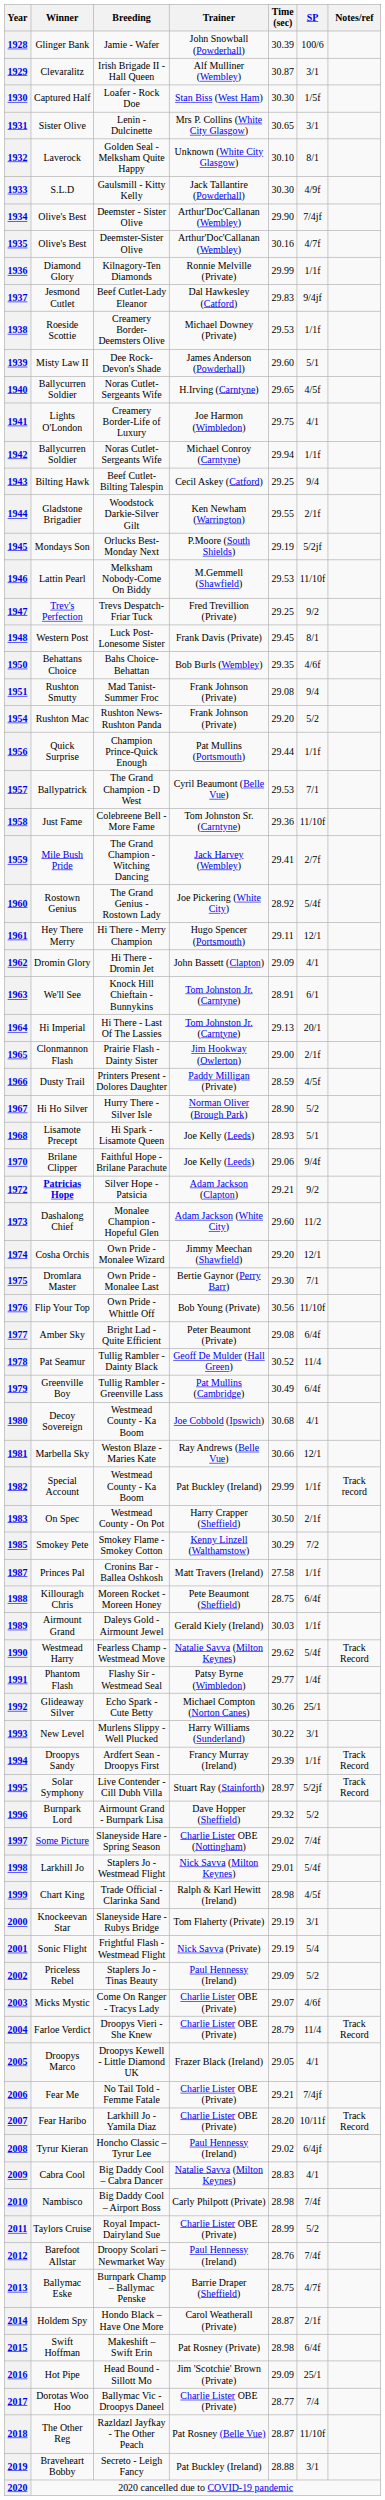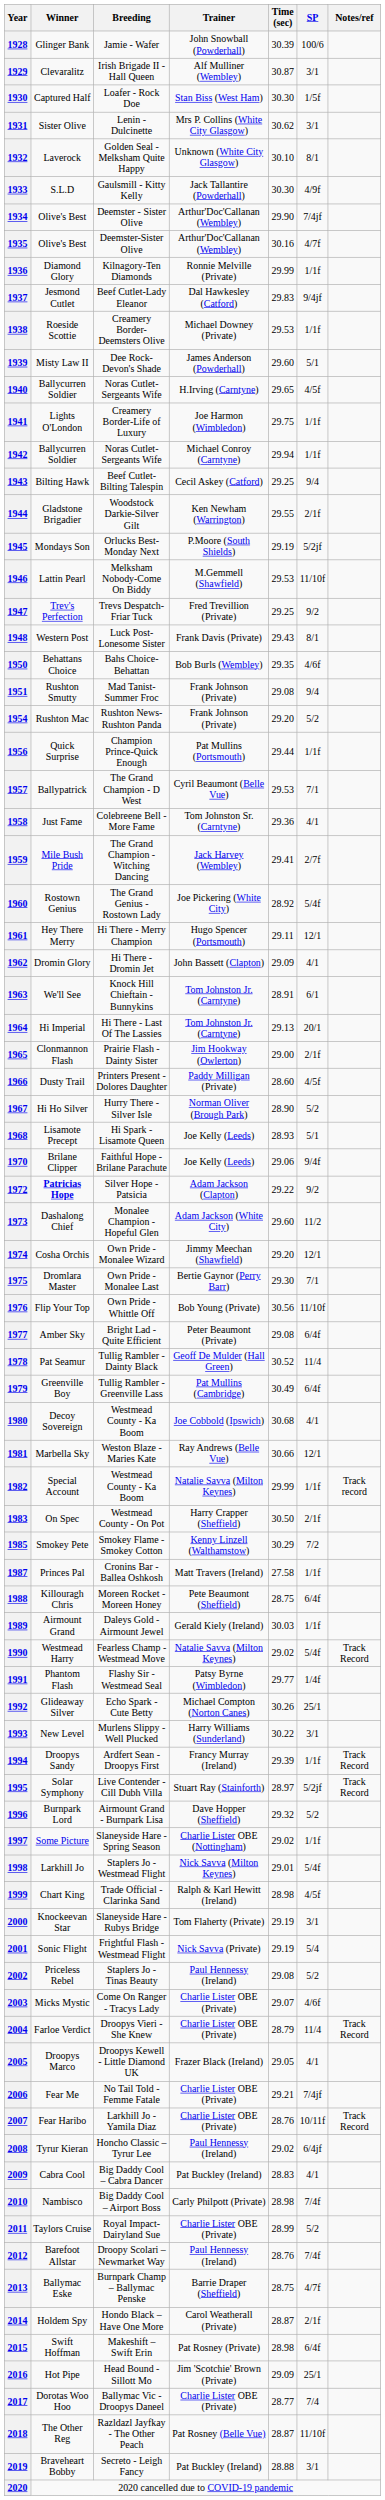(283, 125) 30.65 -> (283, 125) 30.62
(313, 422) 4/1 -> (313, 422) 1/1f
(283, 638) 29.45 -> (283, 638) 29.43
(313, 822) 11/10f -> (313, 822) 4/1
(283, 1081) 28.59 -> (283, 1081) 28.60
(283, 1189) 29.21 -> (283, 1189) 29.22
(219, 1486) Pat Buckley (Ireland) -> (219, 1486) Natalie Savva (Milton Keynes)
(283, 1653) 29.62 -> (283, 1653) 29.02
(313, 1841) 7/4f -> (313, 1841) 1/1f
(283, 1975) 29.09 -> (283, 1975) 29.08
(283, 2121) 28.20 -> (283, 2121) 28.76
(219, 2175) Natalie Savva (Milton Keynes) -> (219, 2175) Pat Buckley (Ireland)
